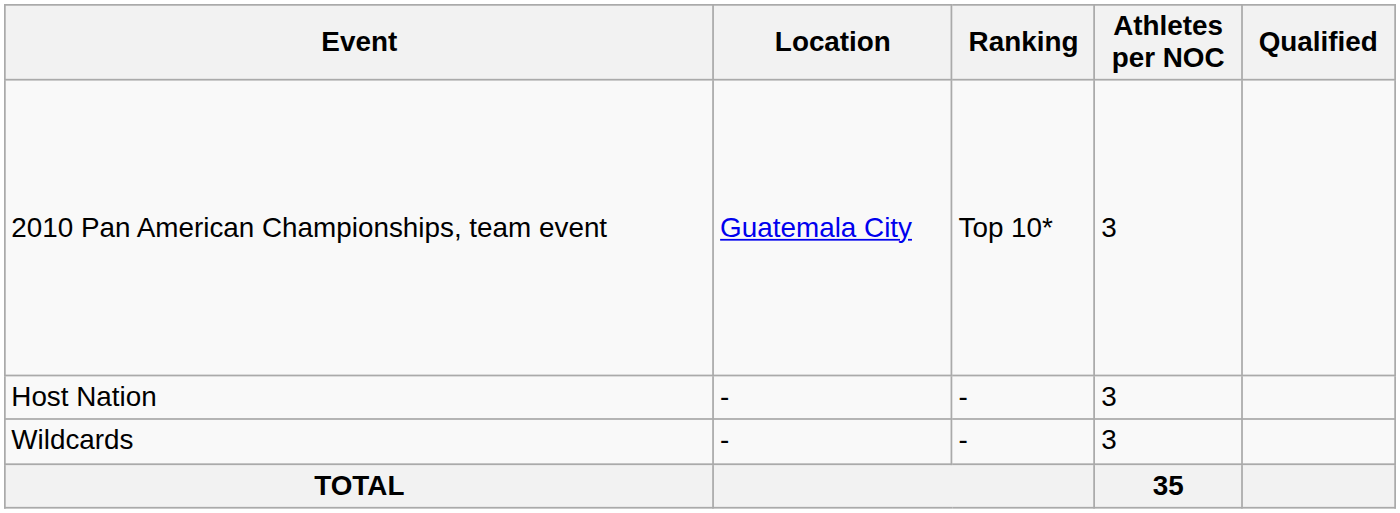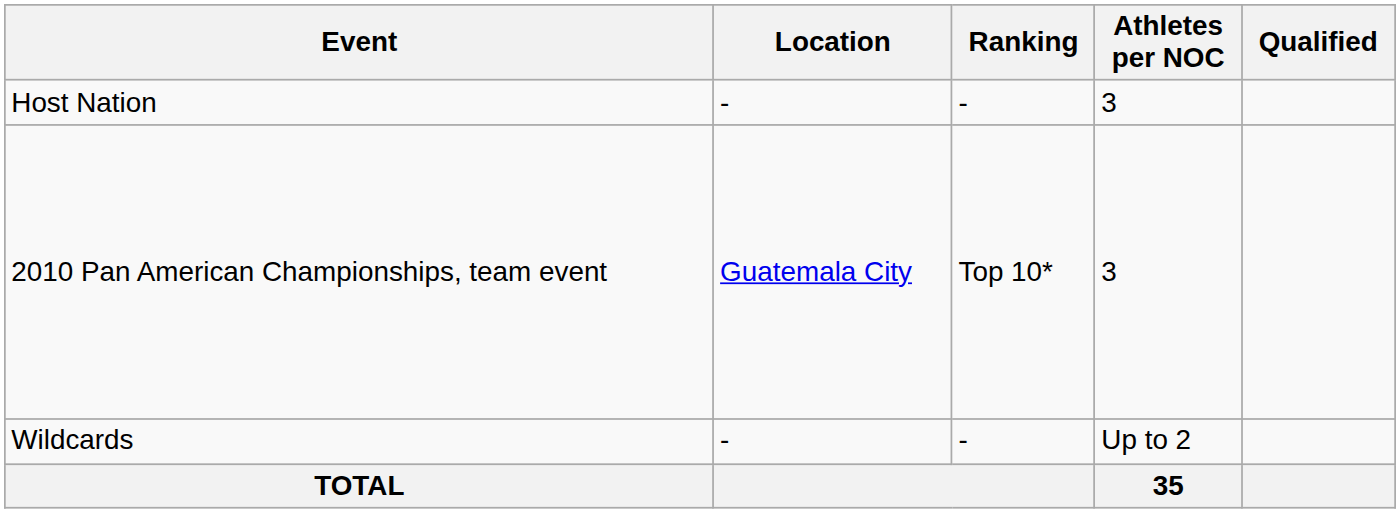rows swapped: (84, 396) <-> (309, 227)
(1109, 440) 3 -> (1146, 440) Up to 2
